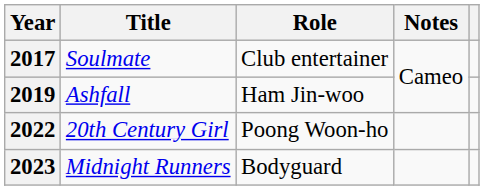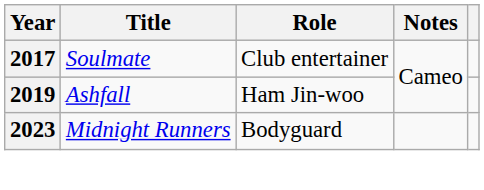- row: (33, 130)
